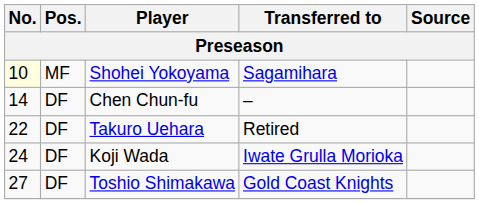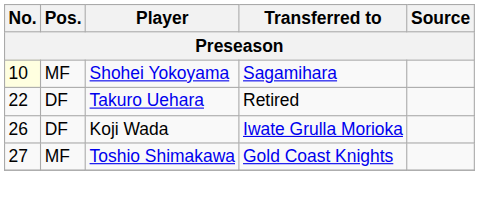- row: (144, 101)
(18, 156) 24 -> (18, 128) 26
(56, 184) DF -> (57, 156) MF
